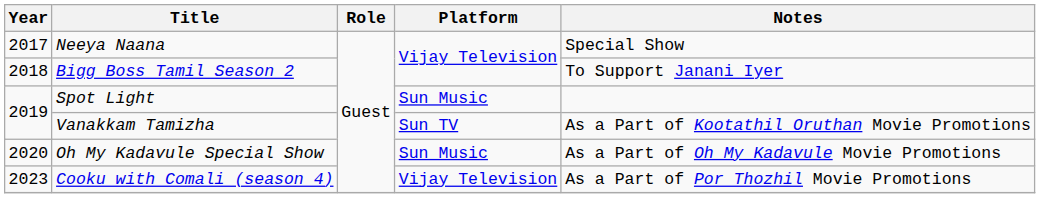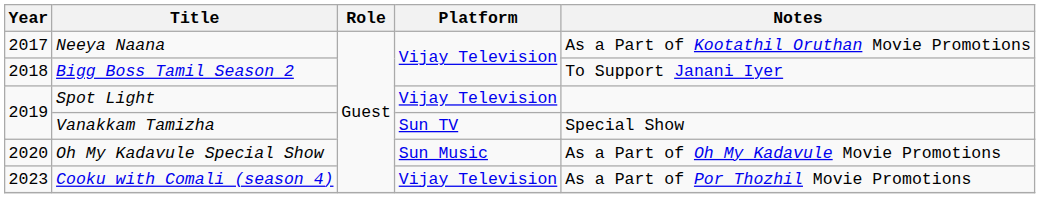(625, 45) Special Show -> (798, 45) As a Part of Kootathil Oruthan Movie Promotions
(443, 99) Sun Music -> (478, 99) Vijay Television
(798, 126) As a Part of Kootathil Oruthan Movie Promotions -> (625, 126) Special Show
